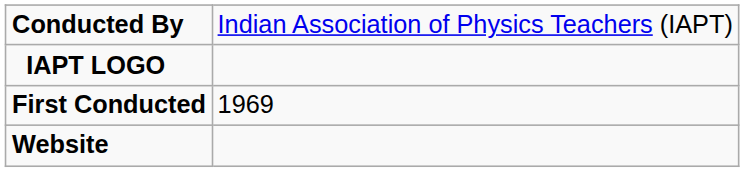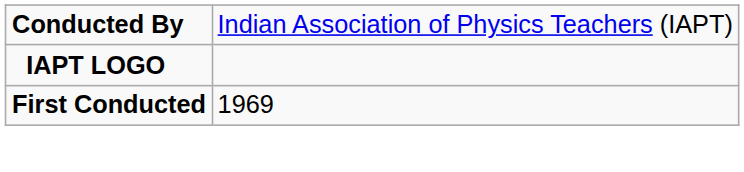- row: (60, 145)
